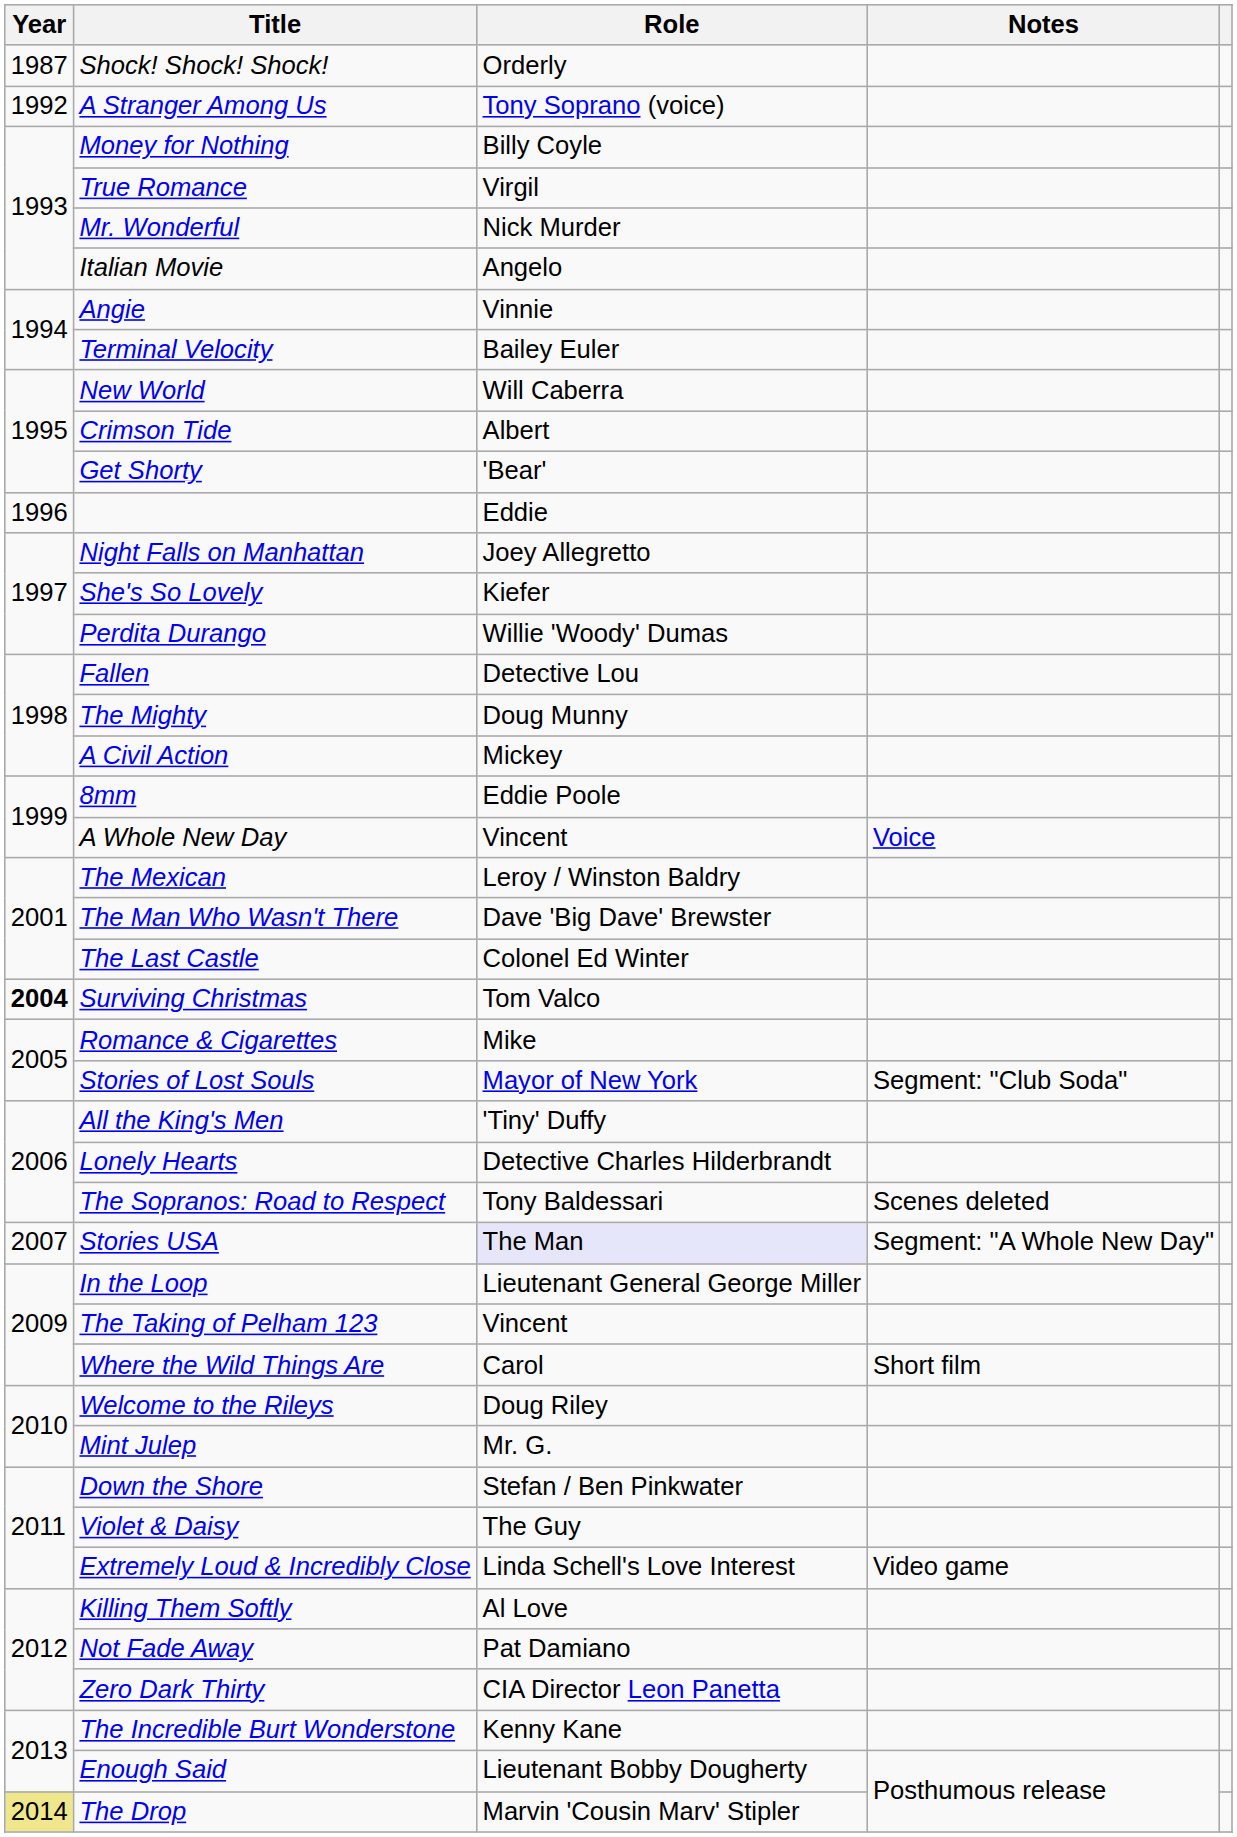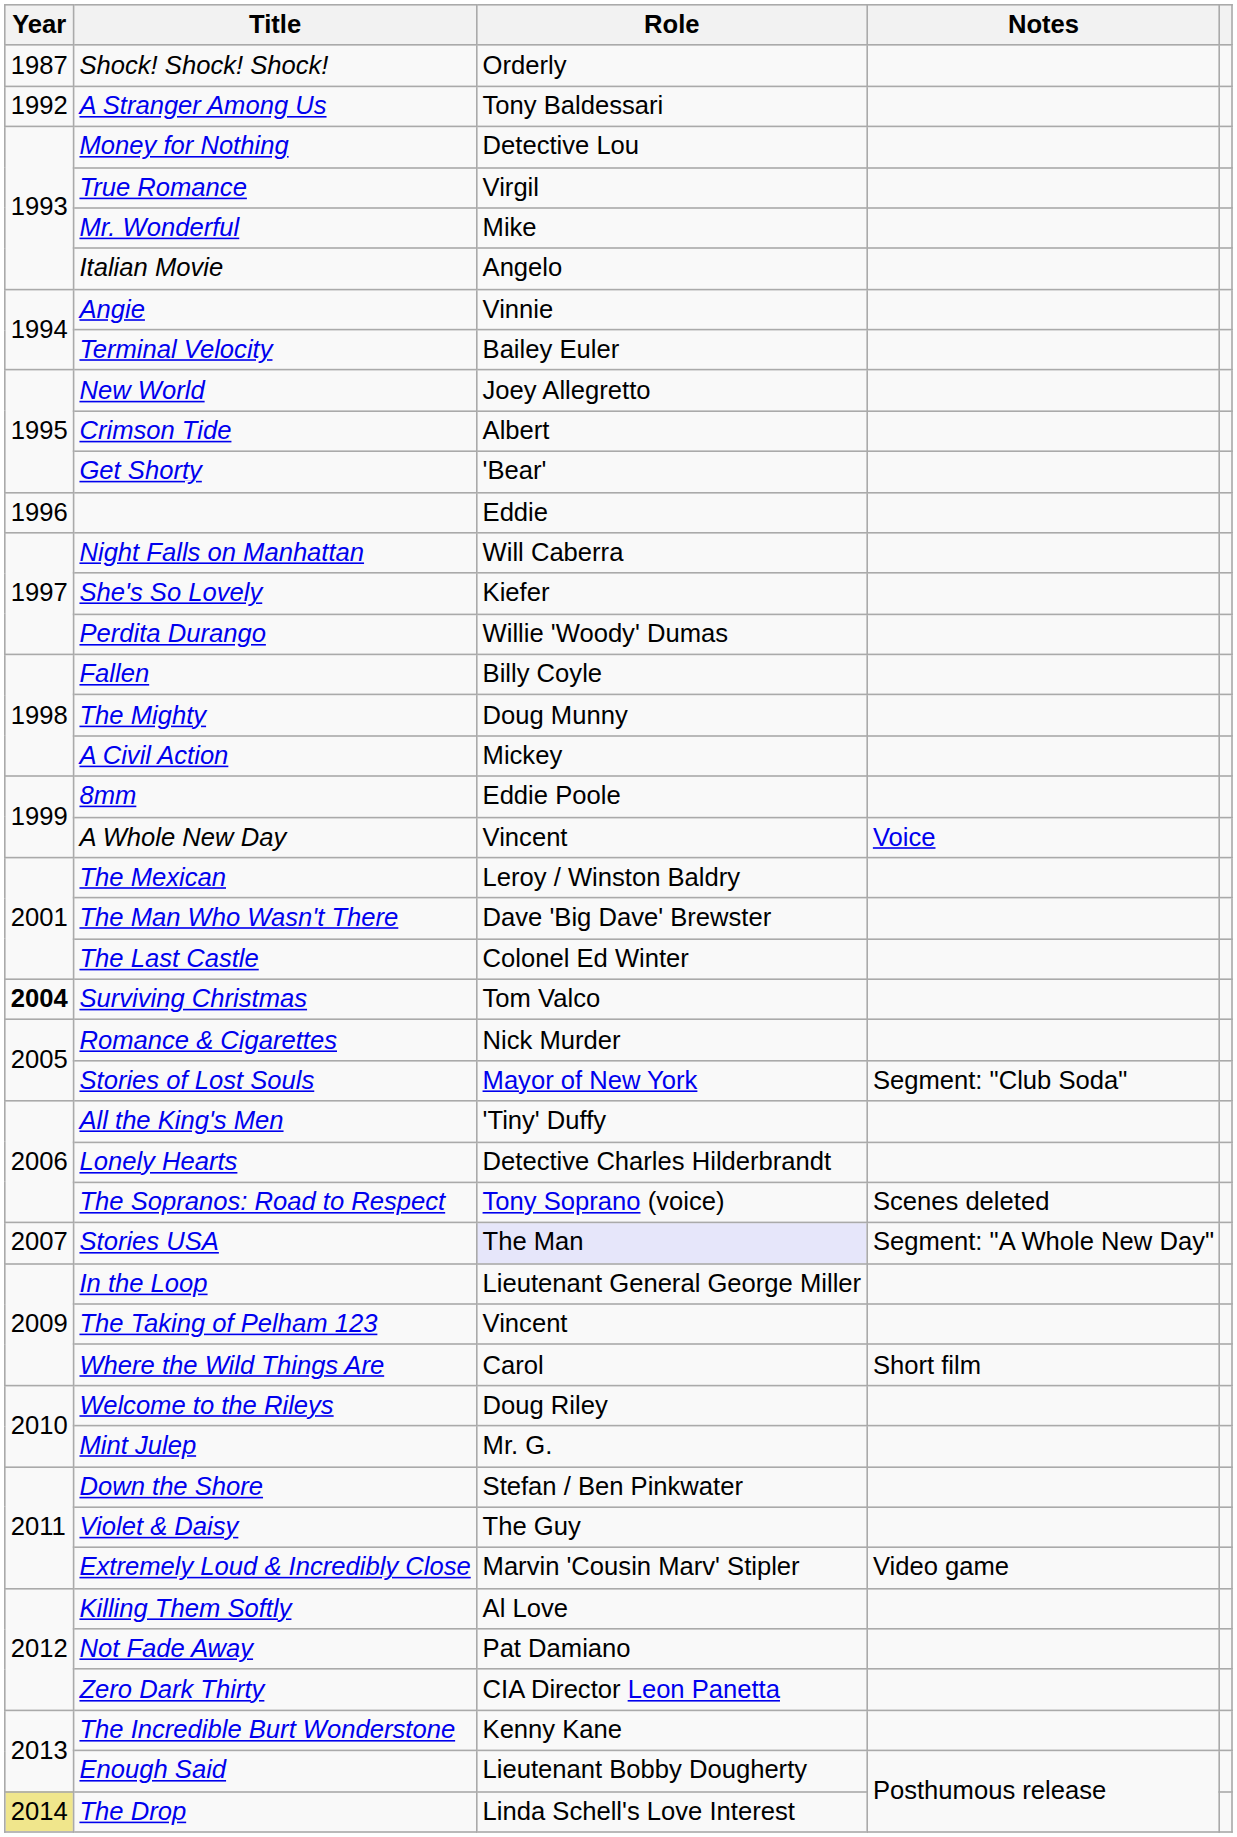(604, 106) Tony Soprano (voice) -> (573, 106) Tony Baldessari
(542, 146) Billy Coyle -> (561, 146) Detective Lou
(552, 227) Nick Murder -> (510, 227) Mike
(553, 390) Will Caberra -> (567, 390) Joey Allegretto
(567, 552) Joey Allegretto -> (553, 552) Will Caberra
(561, 674) Detective Lou -> (542, 674) Billy Coyle
(510, 1039) Mike -> (552, 1039) Nick Murder
(573, 1202) Tony Baldessari -> (604, 1202) Tony Soprano (voice)
(639, 1567) Linda Schell's Love Interest -> (641, 1567) Marvin 'Cousin Marv' Stipler
(641, 1811) Marvin 'Cousin Marv' Stipler -> (639, 1811) Linda Schell's Love Interest
